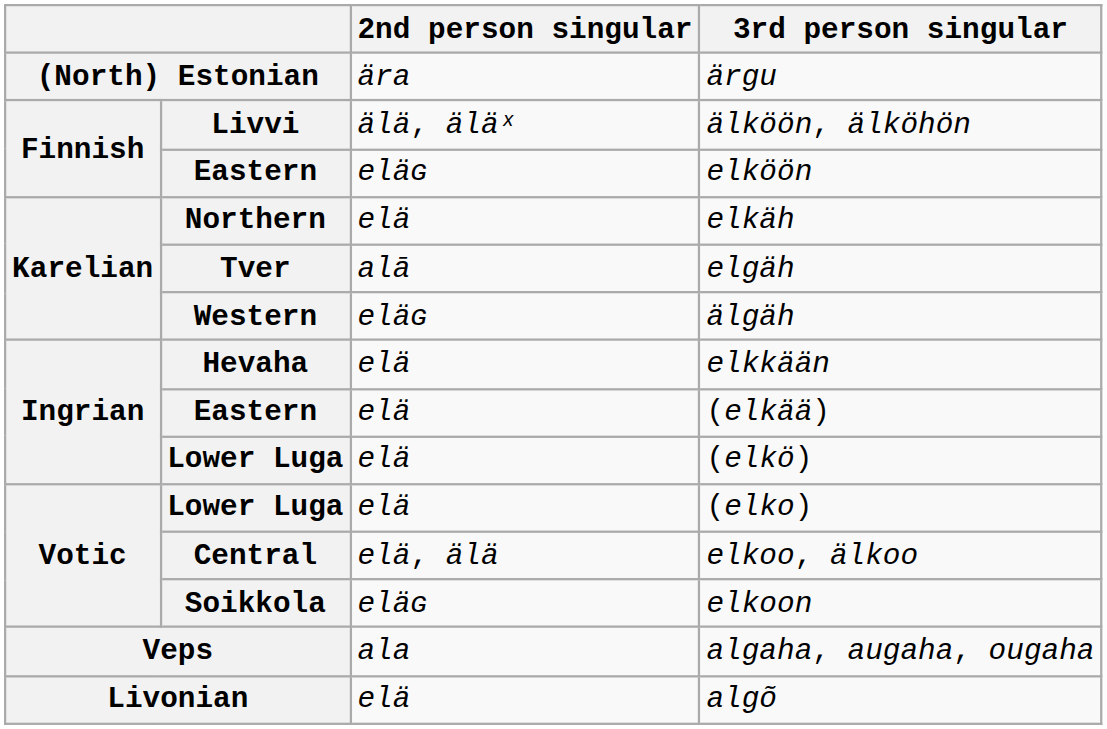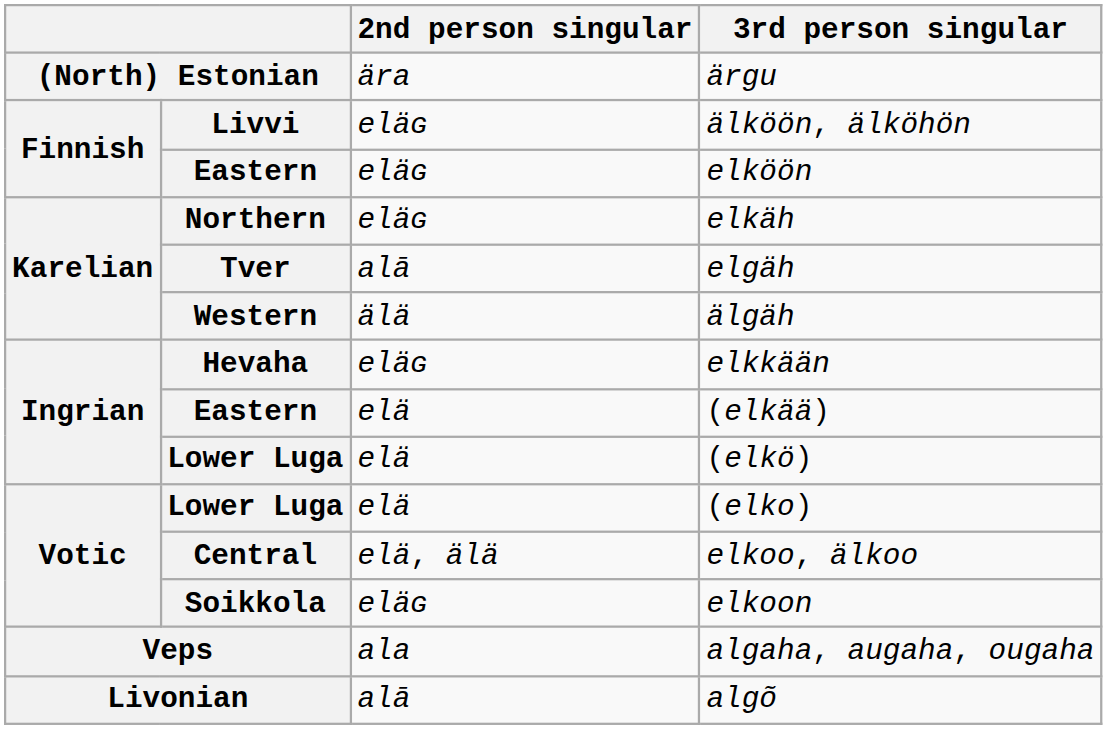(437, 125) älä, äläˣ -> (393, 125) eläɢ
(384, 221) elä -> (393, 221) eläɢ
(393, 316) eläɢ -> (384, 316) älä
(384, 364) elä -> (393, 364) eläɢ
(384, 699) elä -> (384, 699) alā
